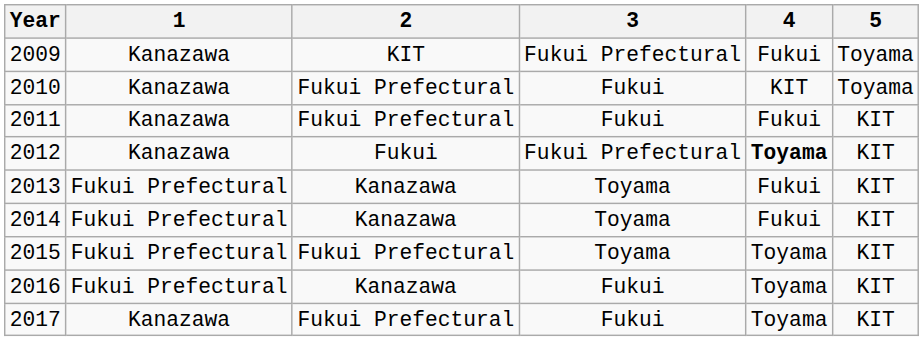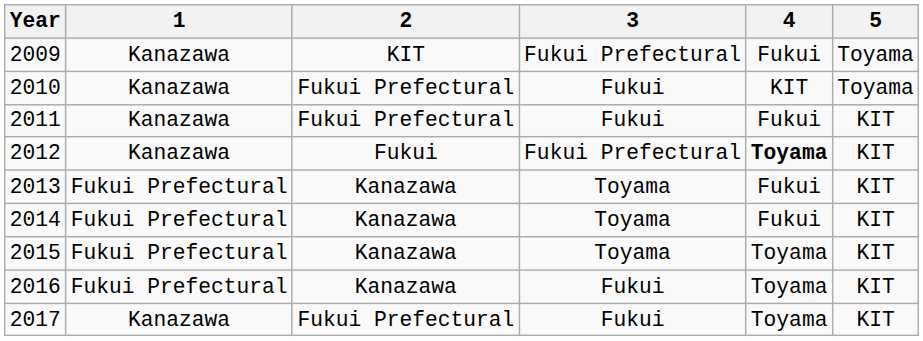(406, 253) Fukui Prefectural -> (406, 253) Kanazawa
